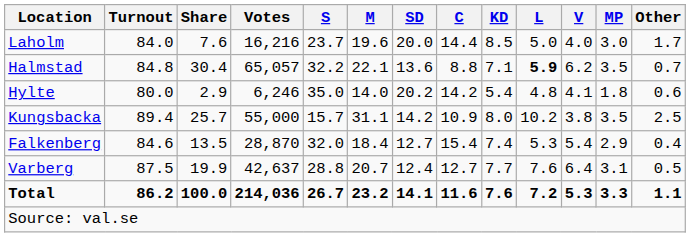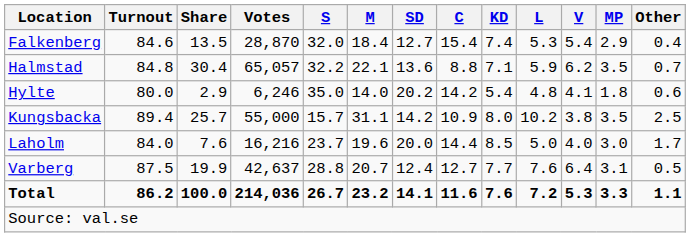rows swapped: (55, 143) <-> (36, 42)
(543, 68) bold -> (543, 68) normal
